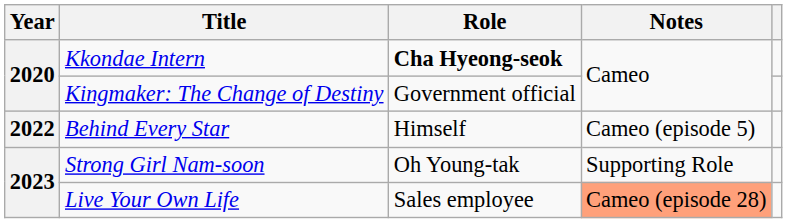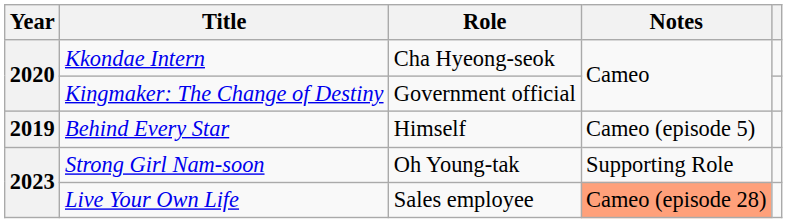(478, 57) bold -> (474, 57) normal
(32, 128) 2022 -> (32, 128) 2019
